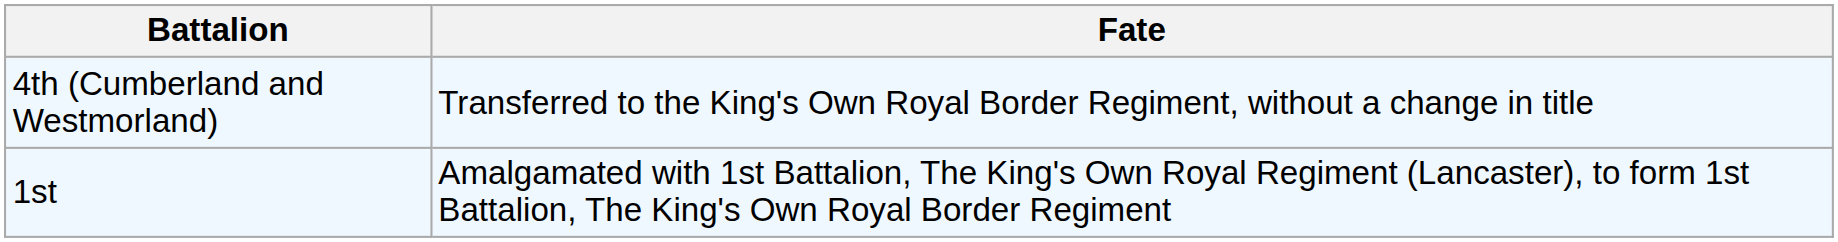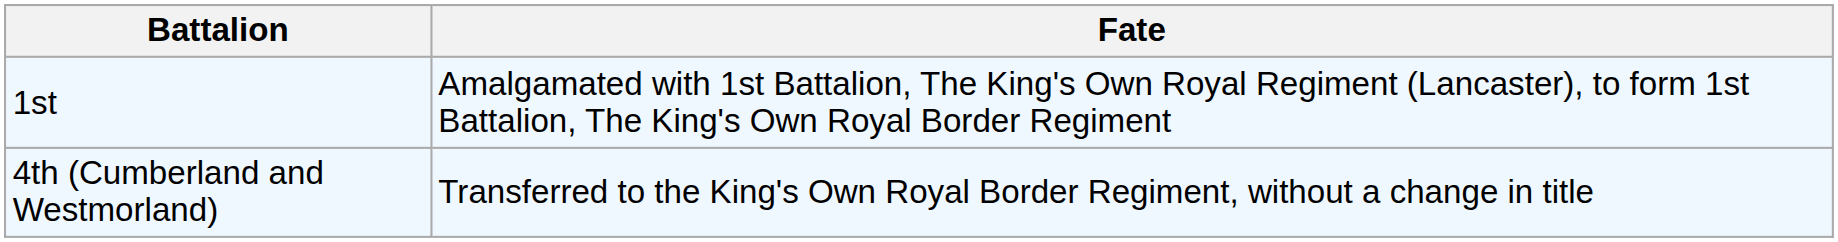rows swapped: (35, 191) <-> (168, 101)
